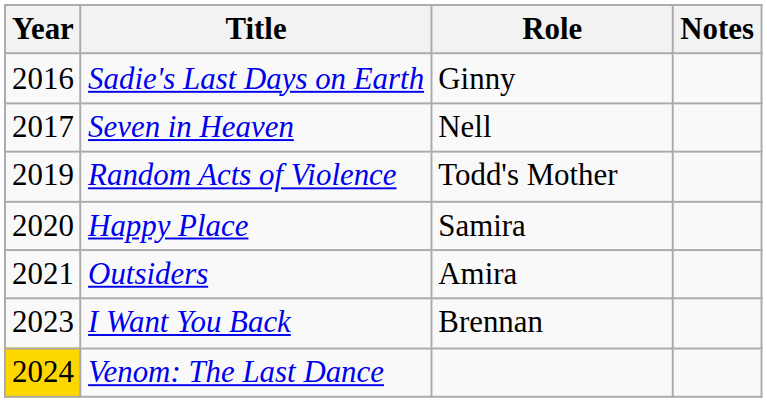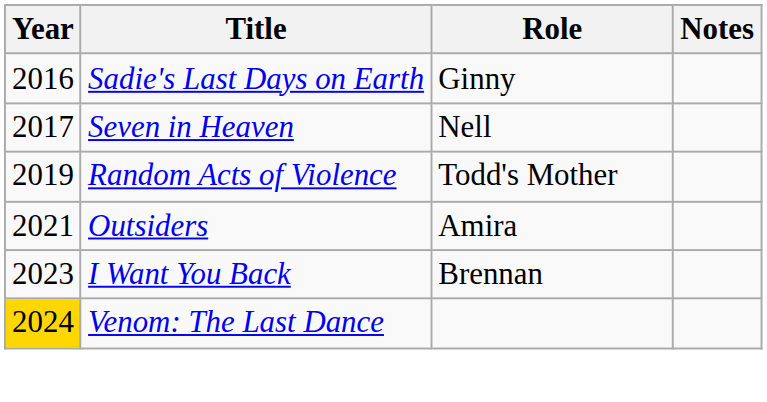- row: (168, 224)
